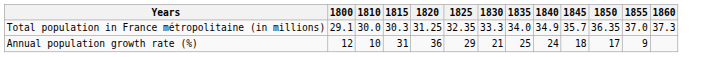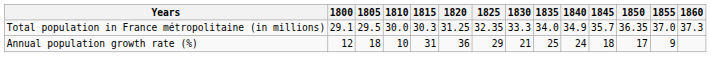+ column: (369, 12)
